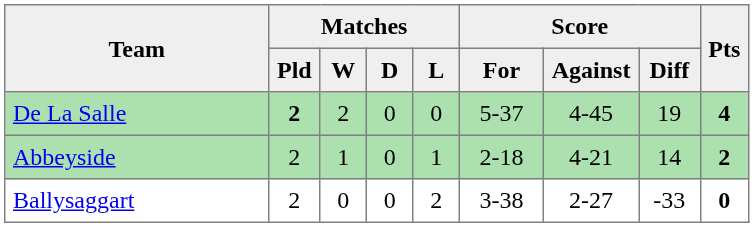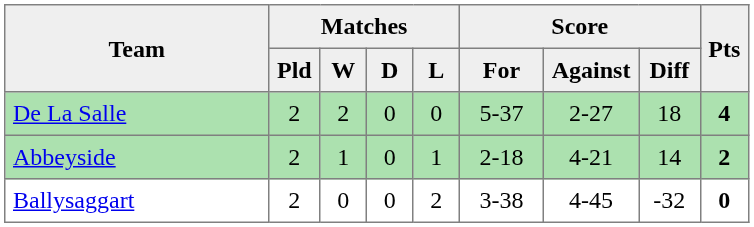(294, 113) bold -> (294, 113) normal
(591, 113) 4-45 -> (591, 113) 2-27
(669, 113) 19 -> (669, 113) 18
(591, 200) 2-27 -> (591, 200) 4-45
(669, 200) -33 -> (669, 200) -32
